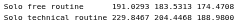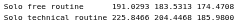(131, 18) 229.8467 -> (131, 18) 225.8466
(215, 18) 188.9800 -> (215, 18) 185.9800
